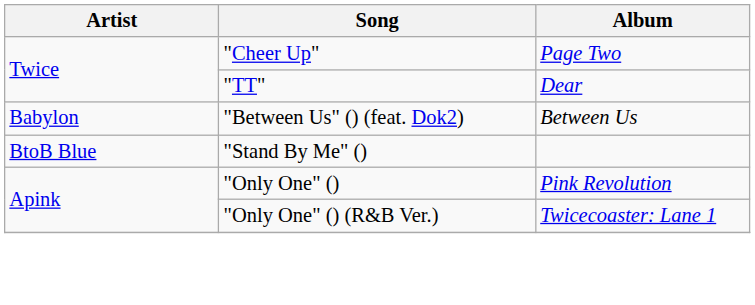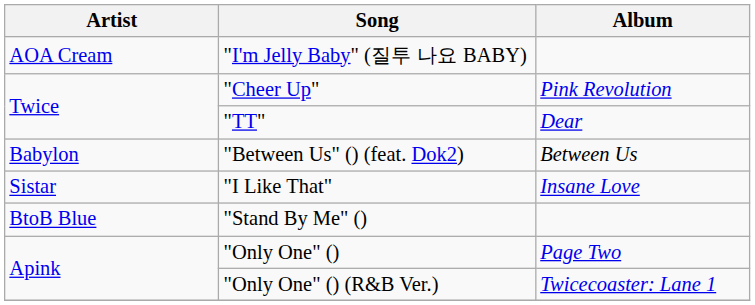+ row: (375, 54)
(581, 53) Page Two -> (606, 89) Pink Revolution
+ row: (278, 186)
(606, 183) Pink Revolution -> (581, 251) Page Two
